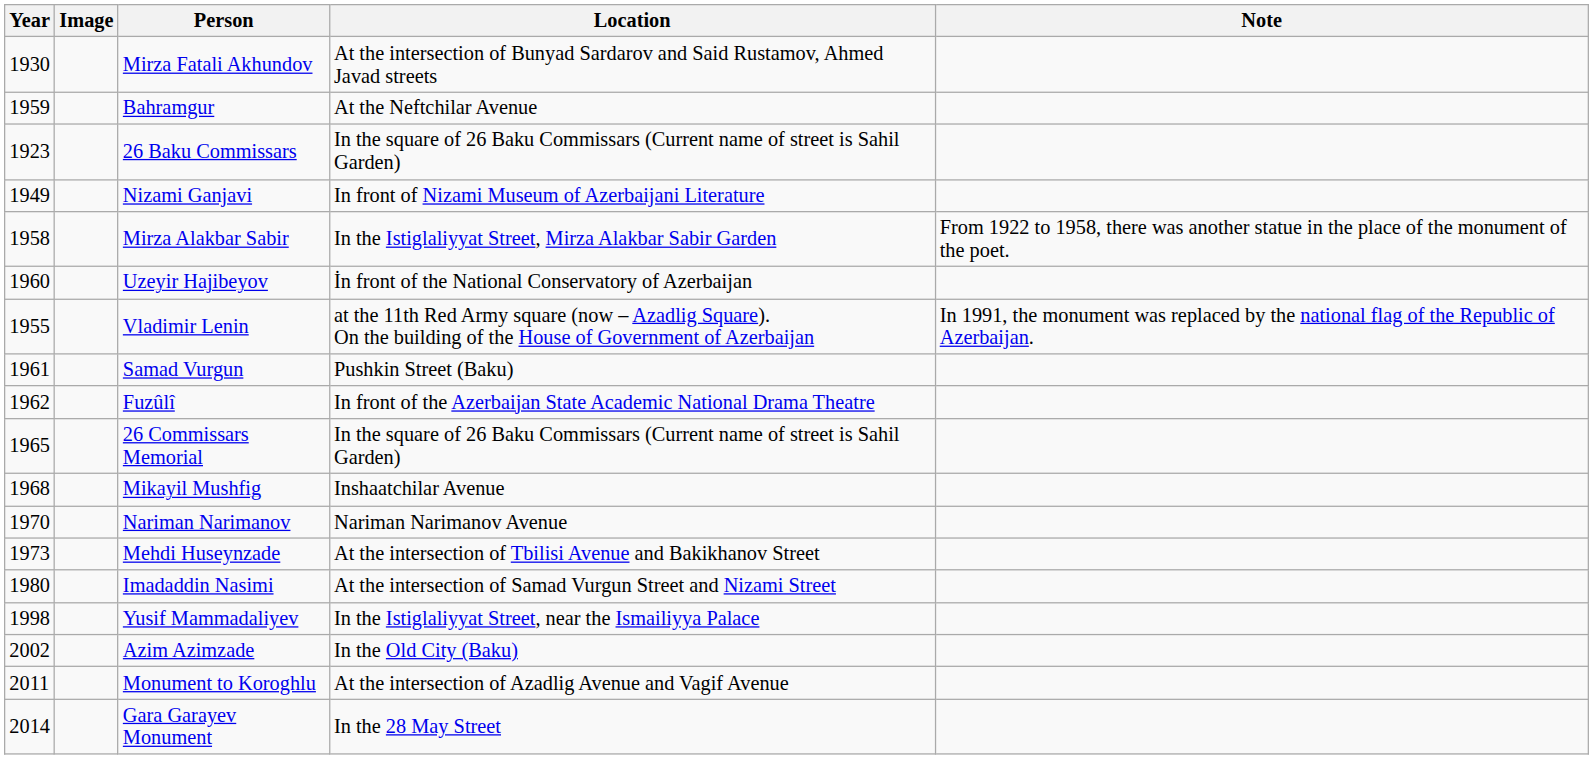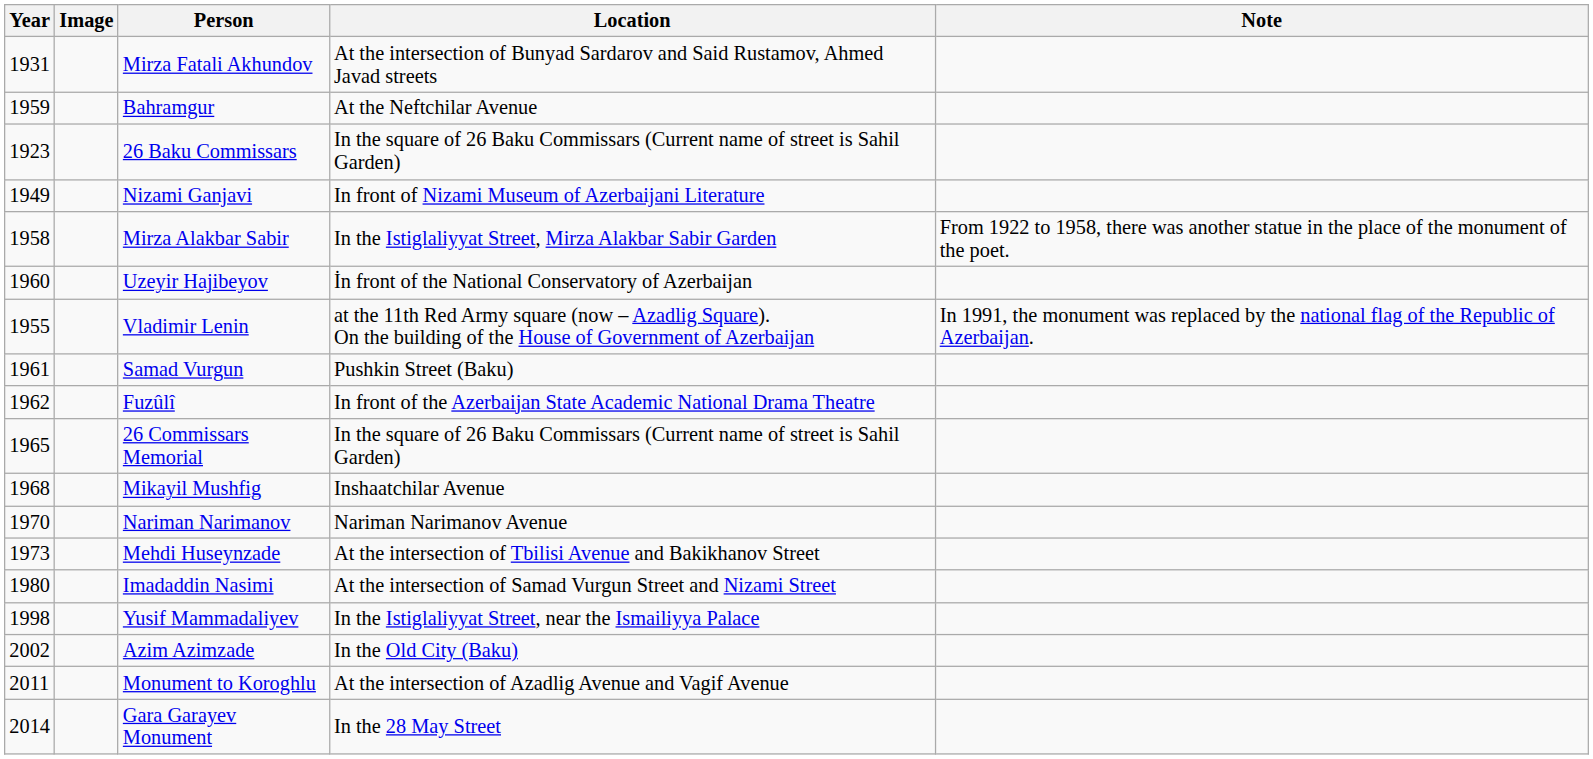(30, 64) 1930 -> (30, 64) 1931
